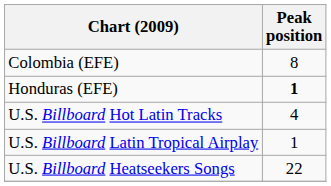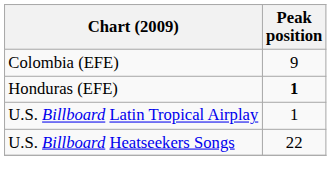(294, 62) 8 -> (294, 62) 9
- row: (115, 115)
